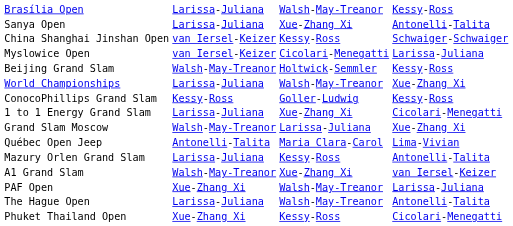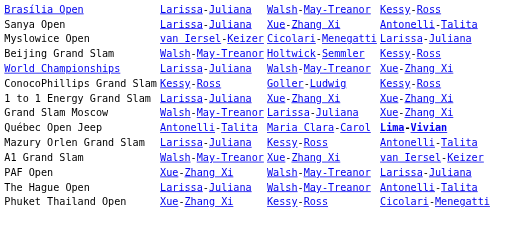- row: (87, 39)
(447, 113) Cicolari-Menegatti -> (417, 98) Xue-Zhang Xi
(426, 143) normal -> (414, 128) bold
